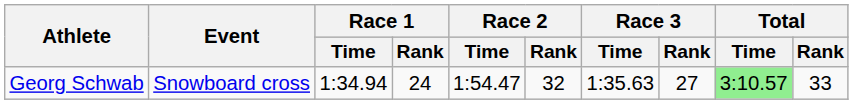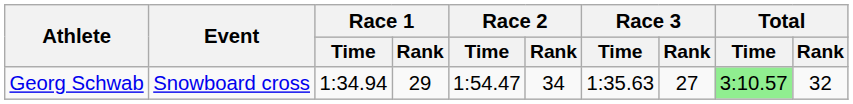(420, 83) 24 -> (420, 83) 29
(554, 83) 32 -> (554, 83) 34
(820, 83) 33 -> (820, 83) 32
